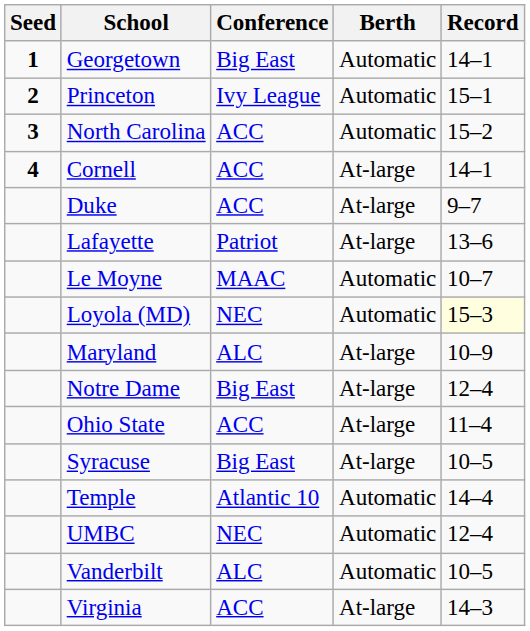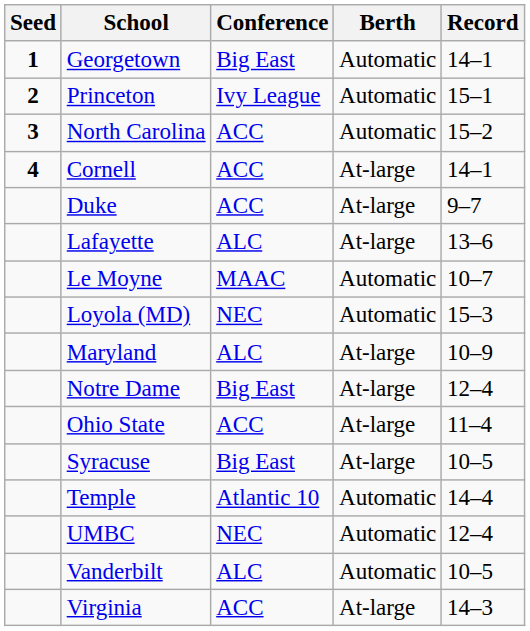(247, 242) Patriot -> (239, 242) ALC
(470, 315) lightyellow background -> (470, 315) no background
